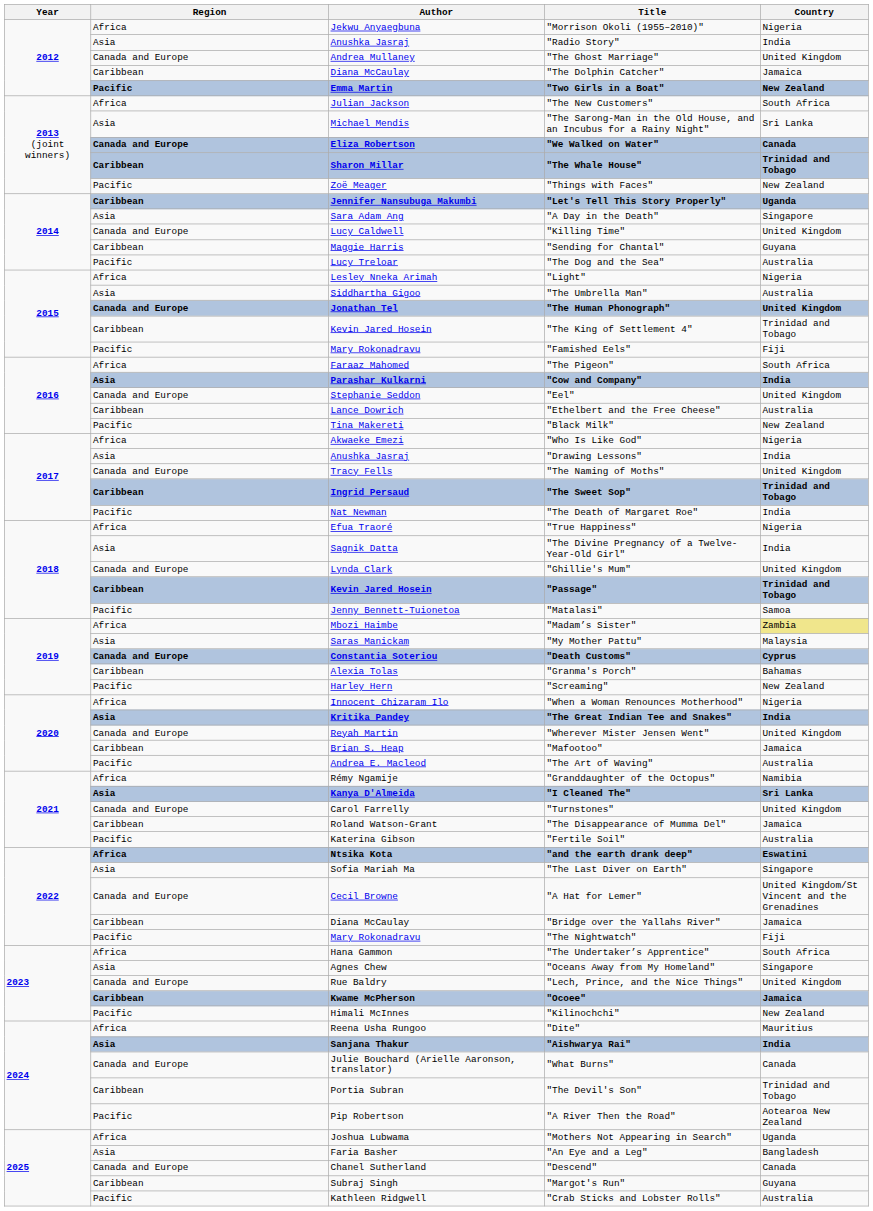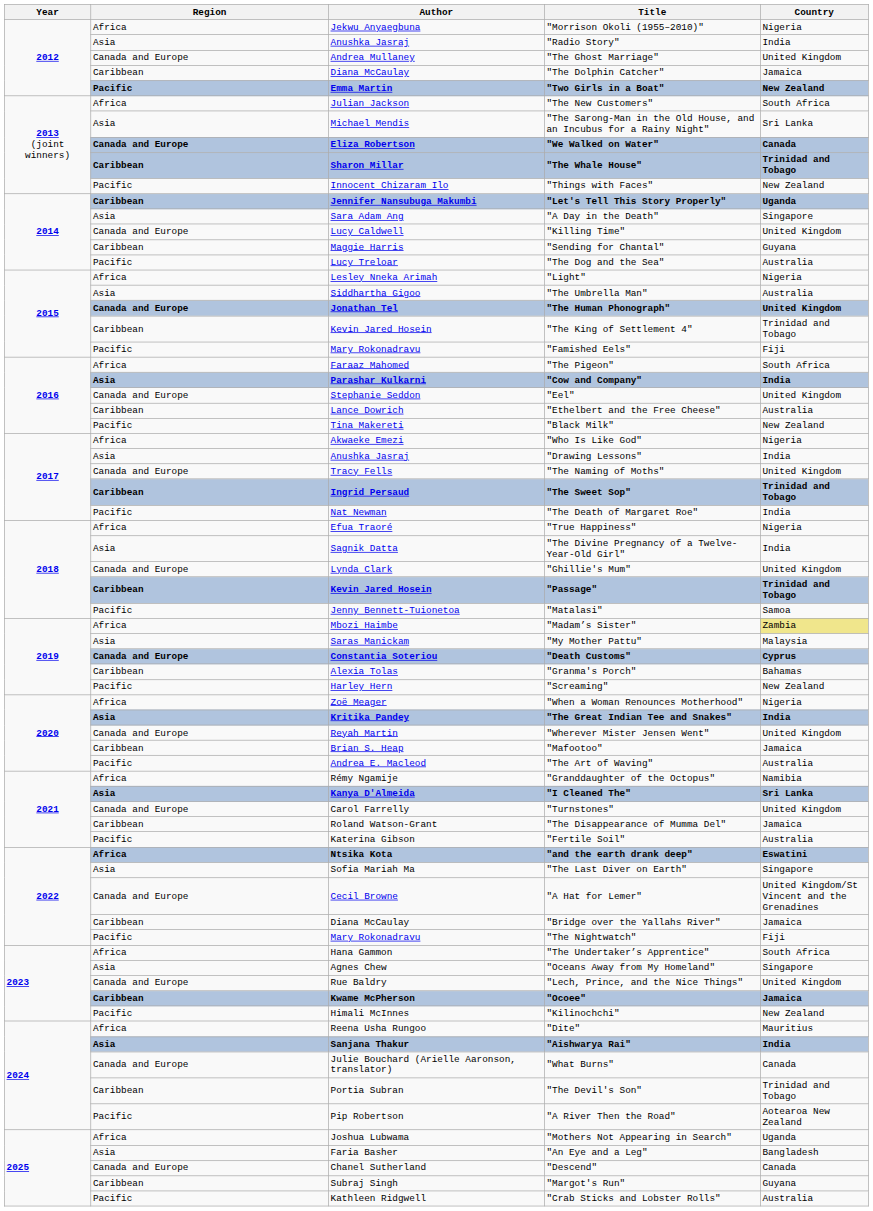(359, 186) Zoë Meager -> (390, 186) Innocent Chizaram Ilo
(390, 702) Innocent Chizaram Ilo -> (359, 702) Zoë Meager
